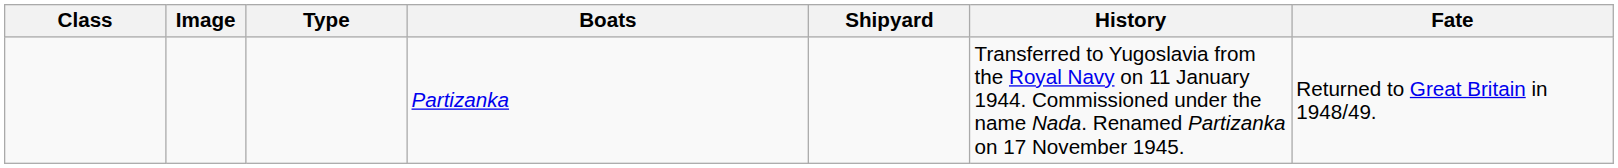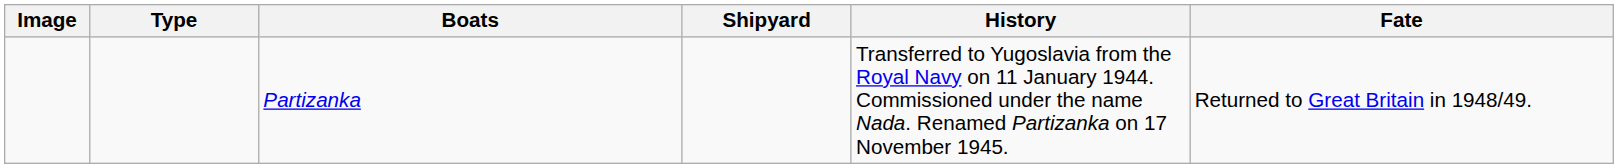- column: (85, 20)
